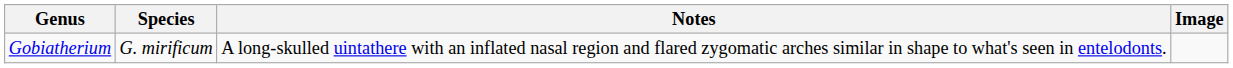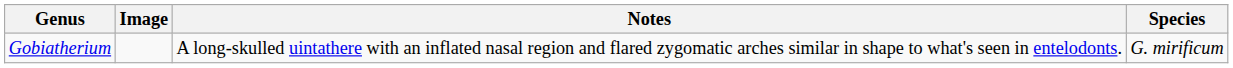columns swapped: (166, 18) <-> (1199, 18)
